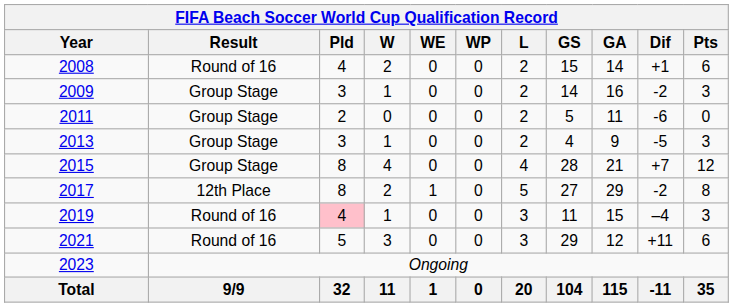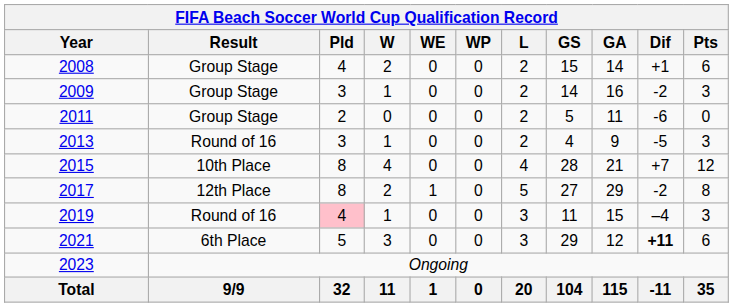(234, 67) Round of 16 -> (234, 67) Group Stage
(234, 141) Group Stage -> (234, 141) Round of 16
(234, 166) Group Stage -> (234, 166) 10th Place
(234, 241) Round of 16 -> (234, 241) 6th Place
(660, 241) normal -> (660, 241) bold
